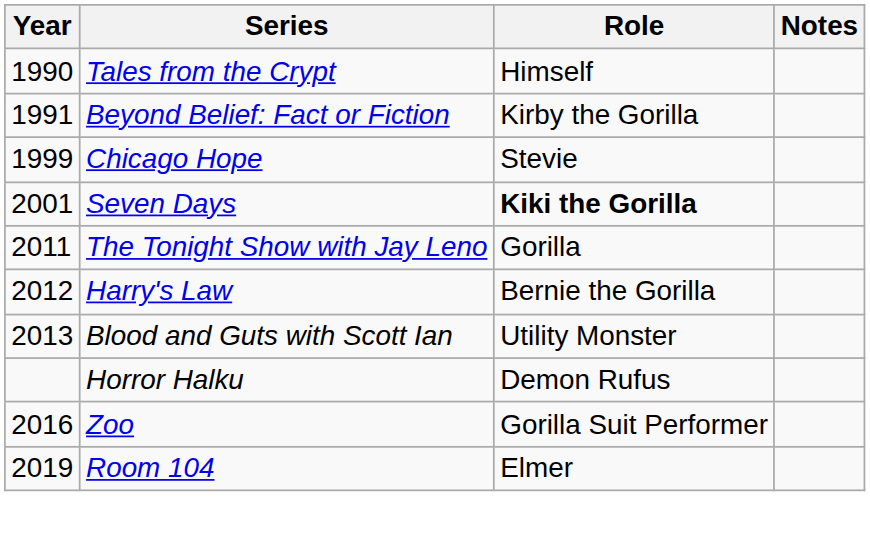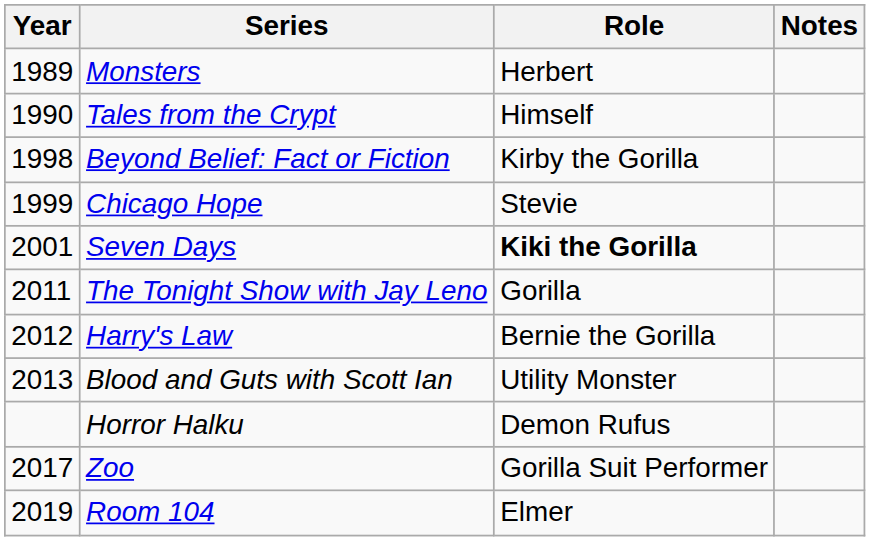+ row: (143, 70)
(42, 114) 1991 -> (42, 159) 1998
(42, 423) 2016 -> (42, 468) 2017
